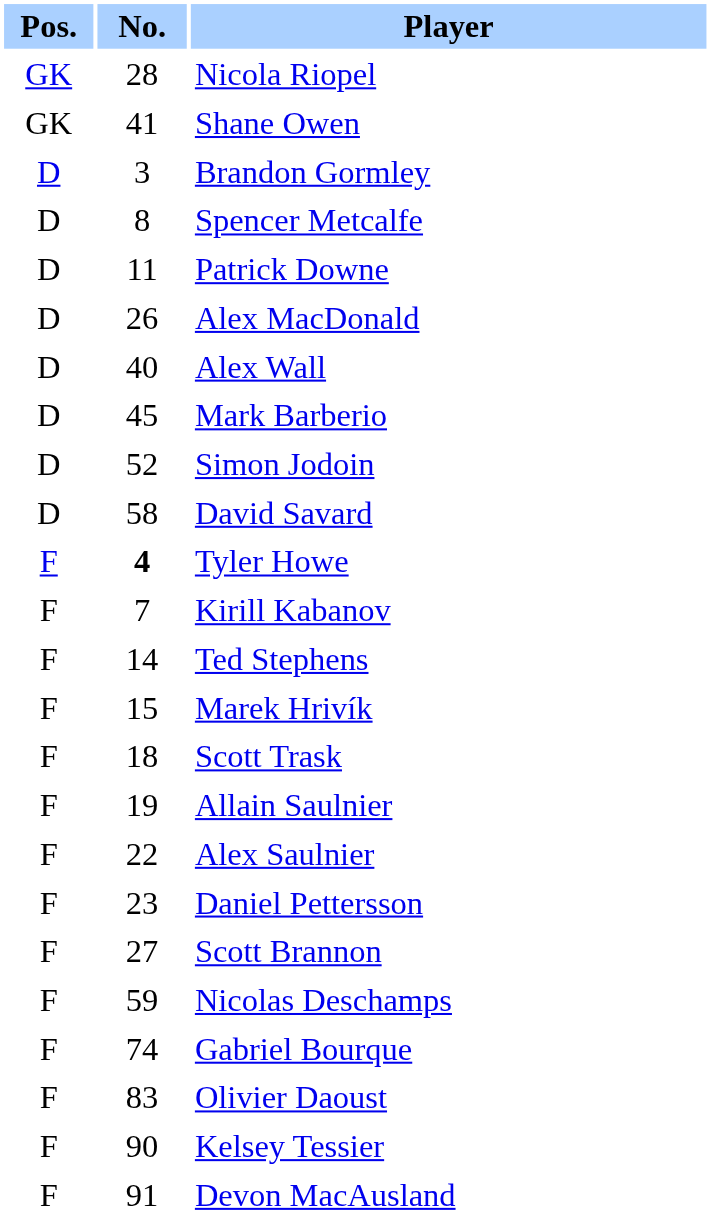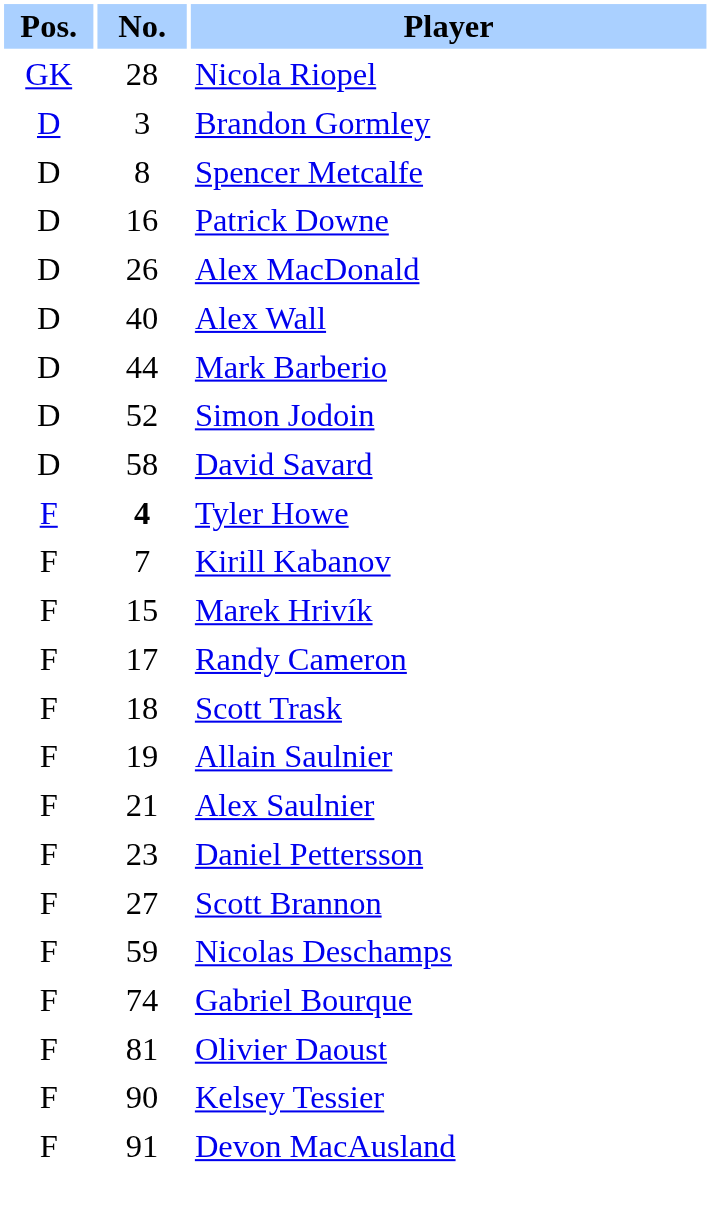- row: (277, 123)
(142, 269) 11 -> (142, 220) 16
(142, 415) 45 -> (142, 366) 44
- row: (282, 659)
+ row: (301, 659)
(142, 854) 22 -> (142, 805) 21
(142, 1097) 83 -> (142, 1048) 81
